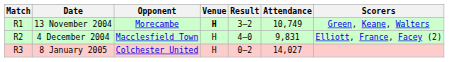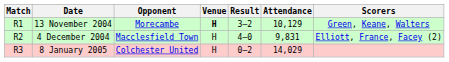(287, 24) 10,749 -> (287, 24) 10,129
(287, 50) 14,027 -> (287, 50) 14,029
